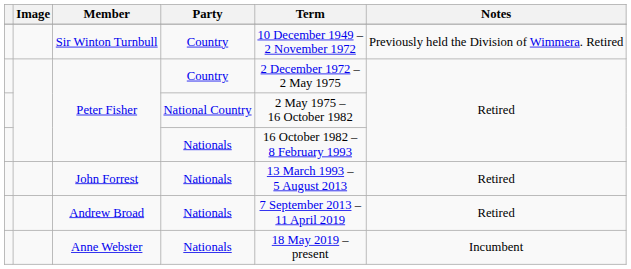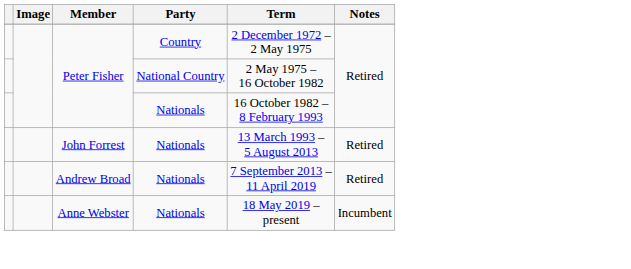- row: (107, 41)
